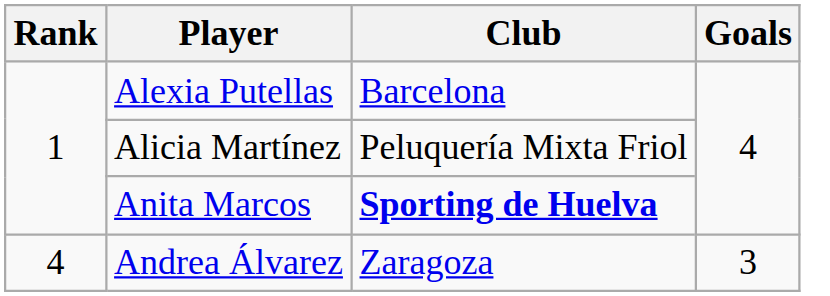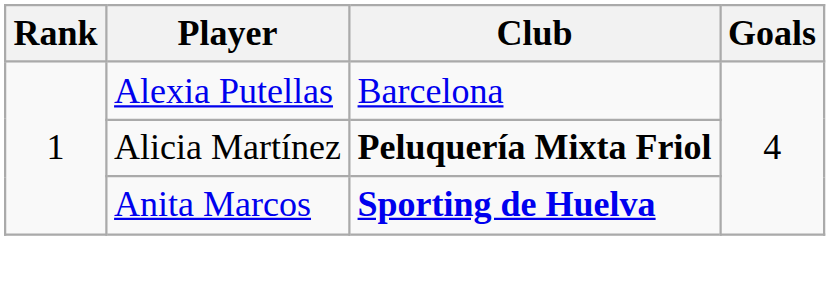(524, 147) normal -> (535, 147) bold
- row: (229, 261)
